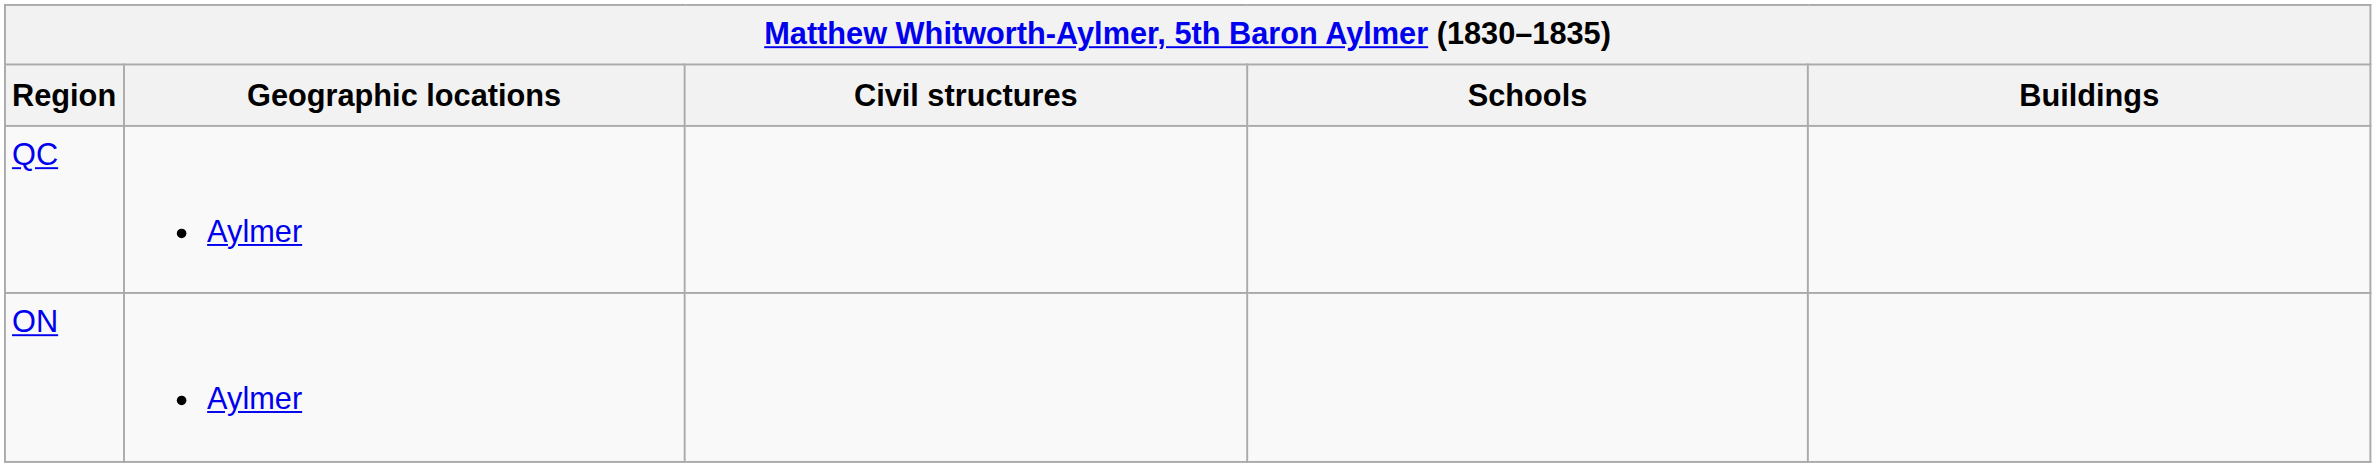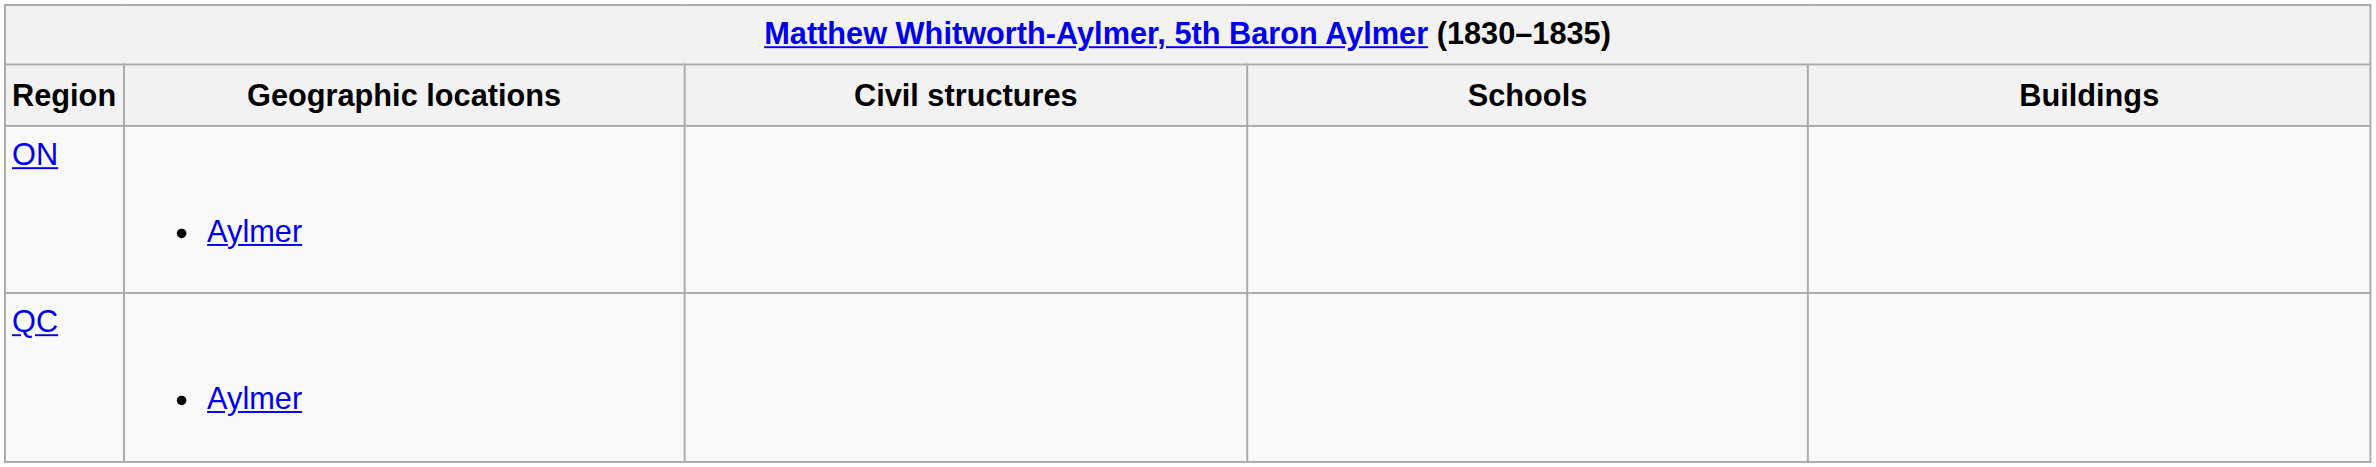rows swapped: (35, 322) <-> (35, 155)
